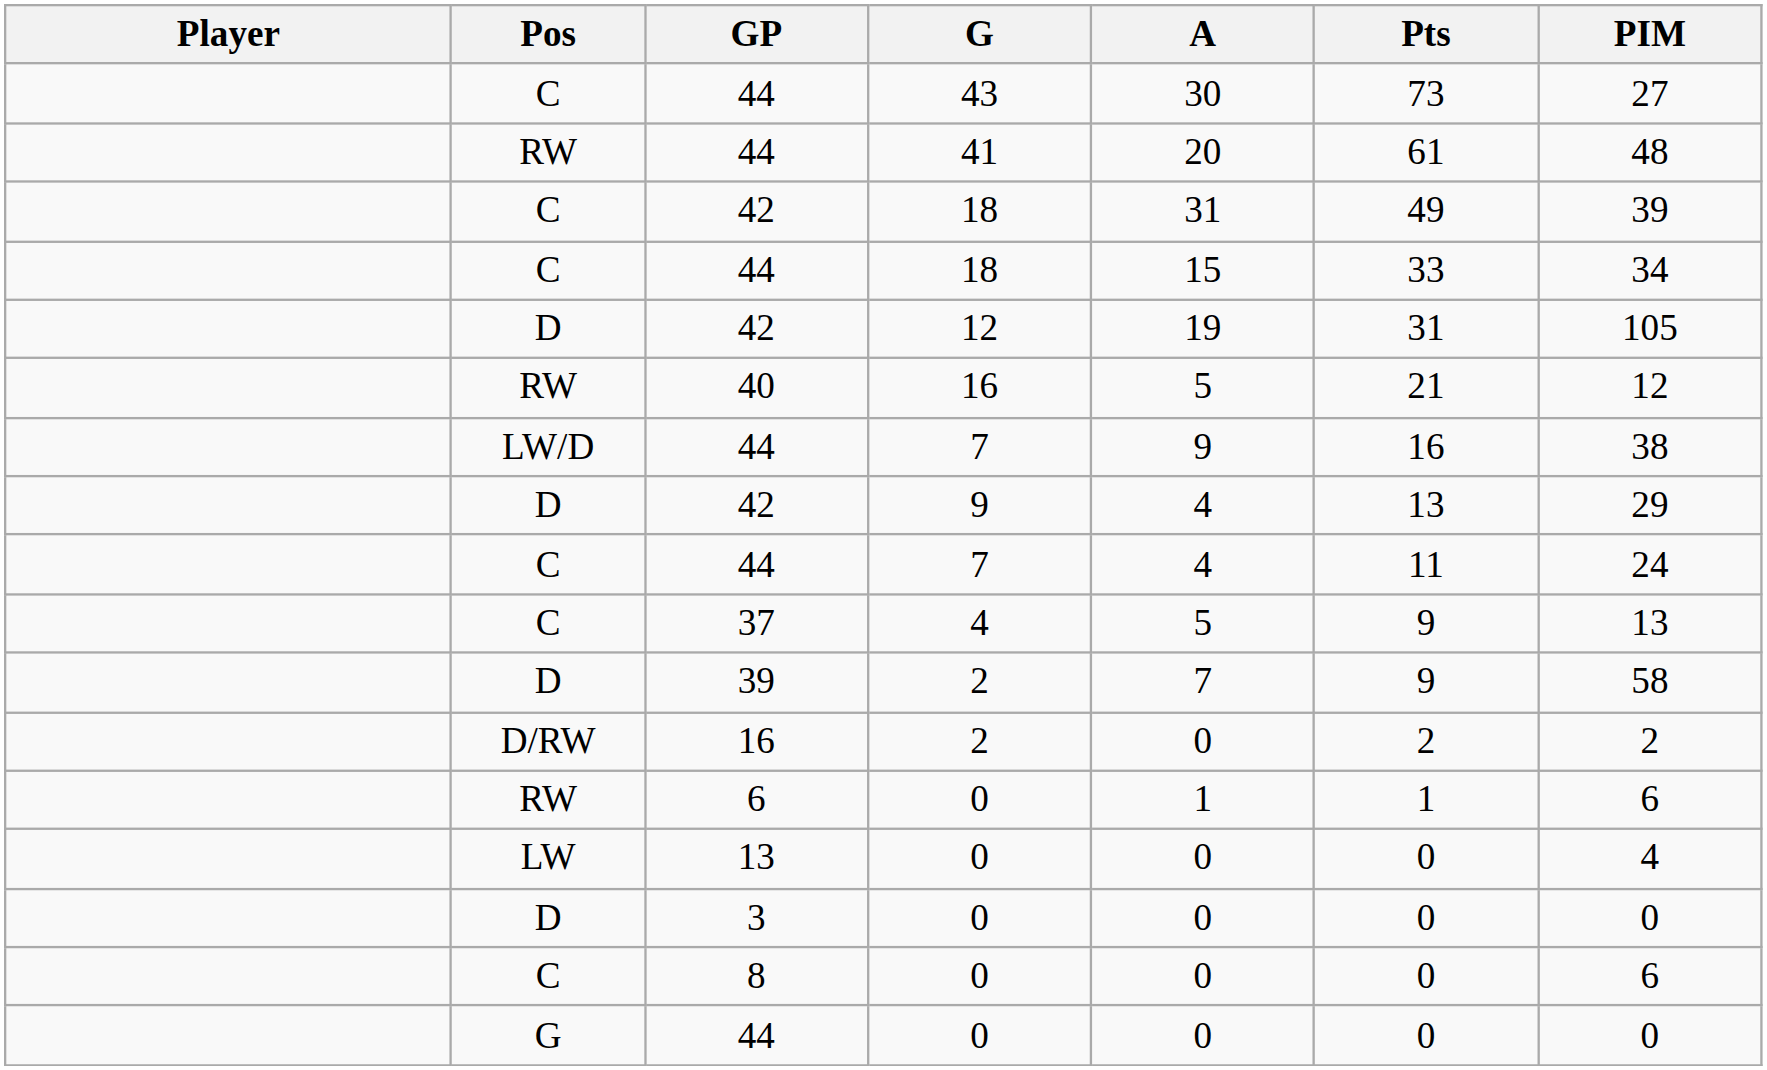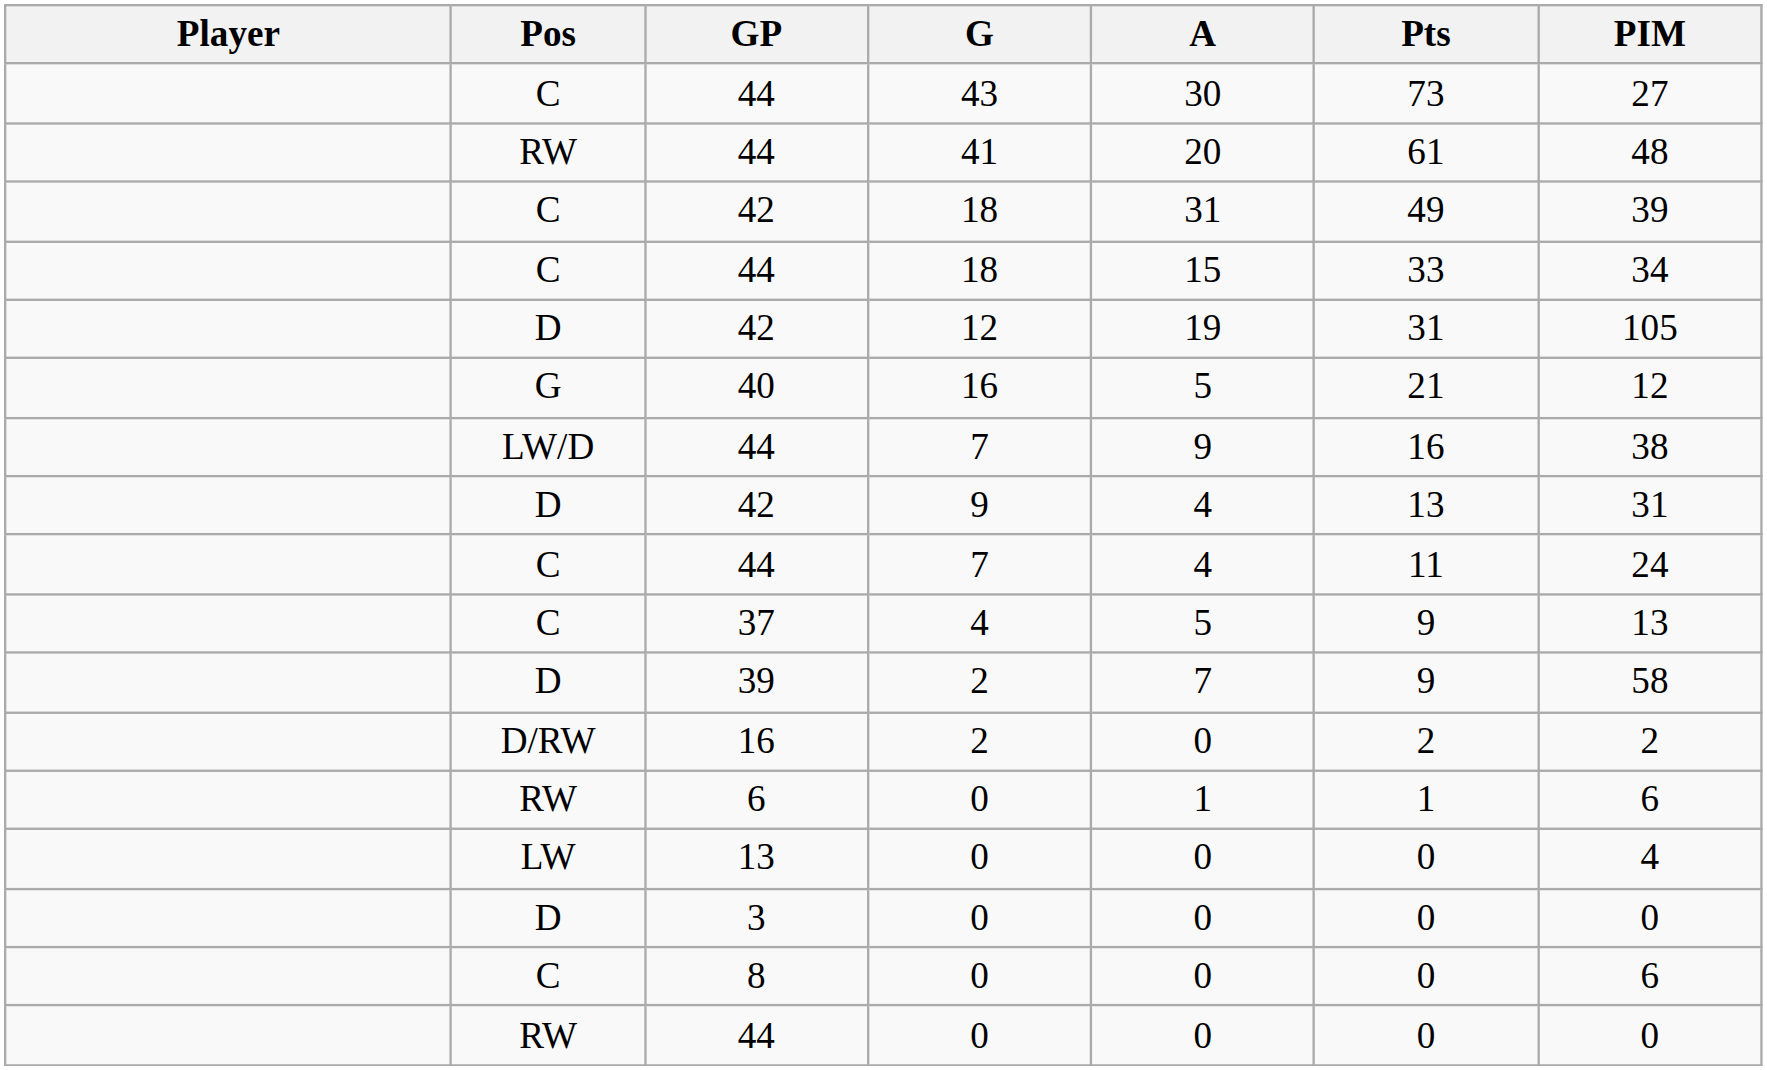(548, 387) RW -> (548, 387) G
(1650, 504) 29 -> (1650, 504) 31
(548, 1034) G -> (548, 1034) RW
